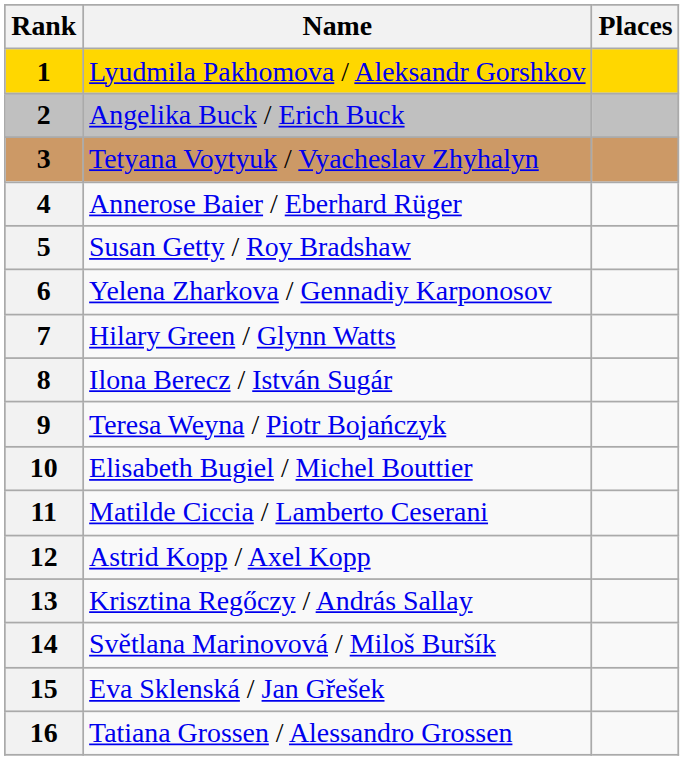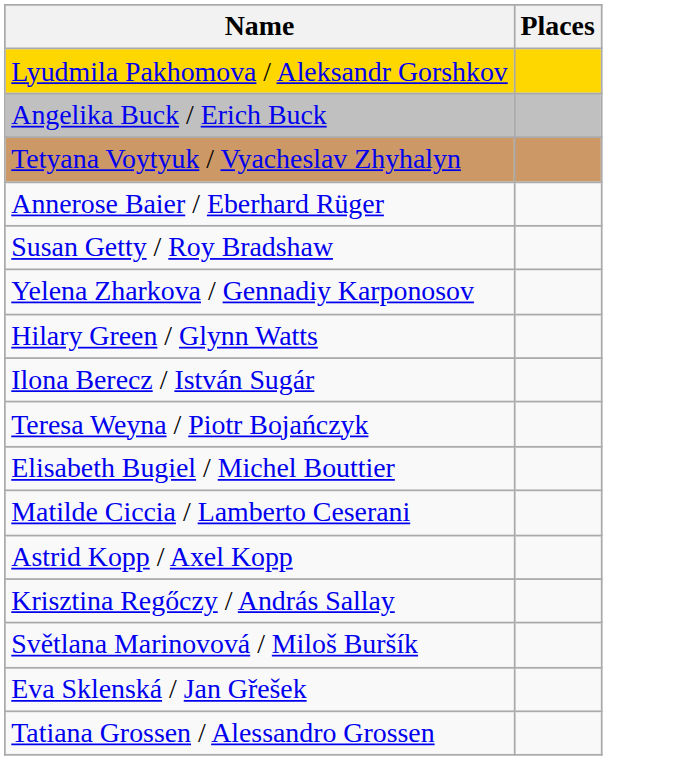- column: (44, 26)
